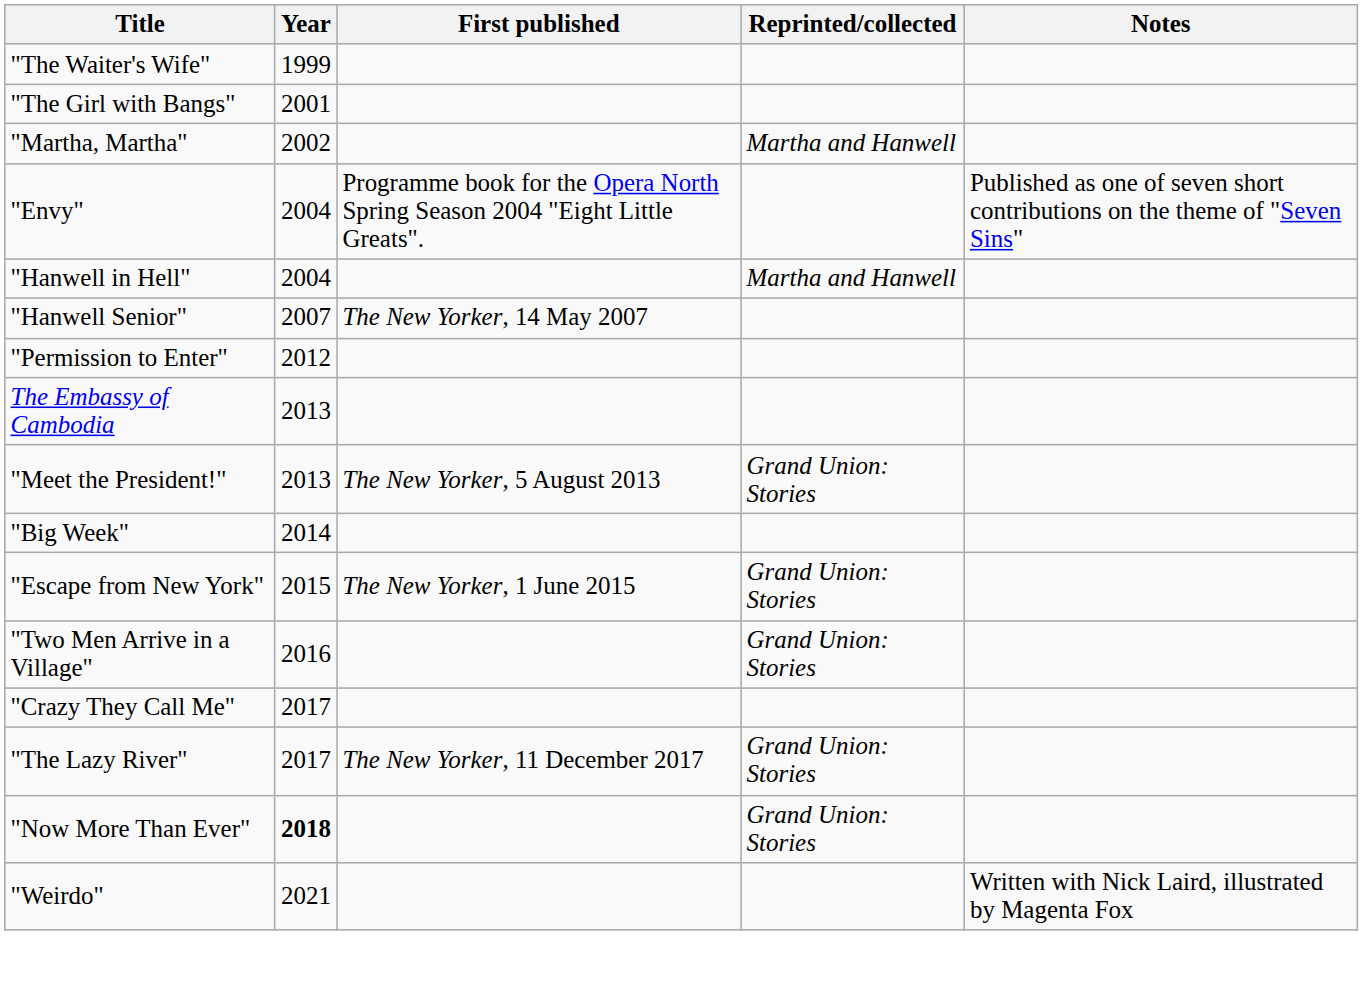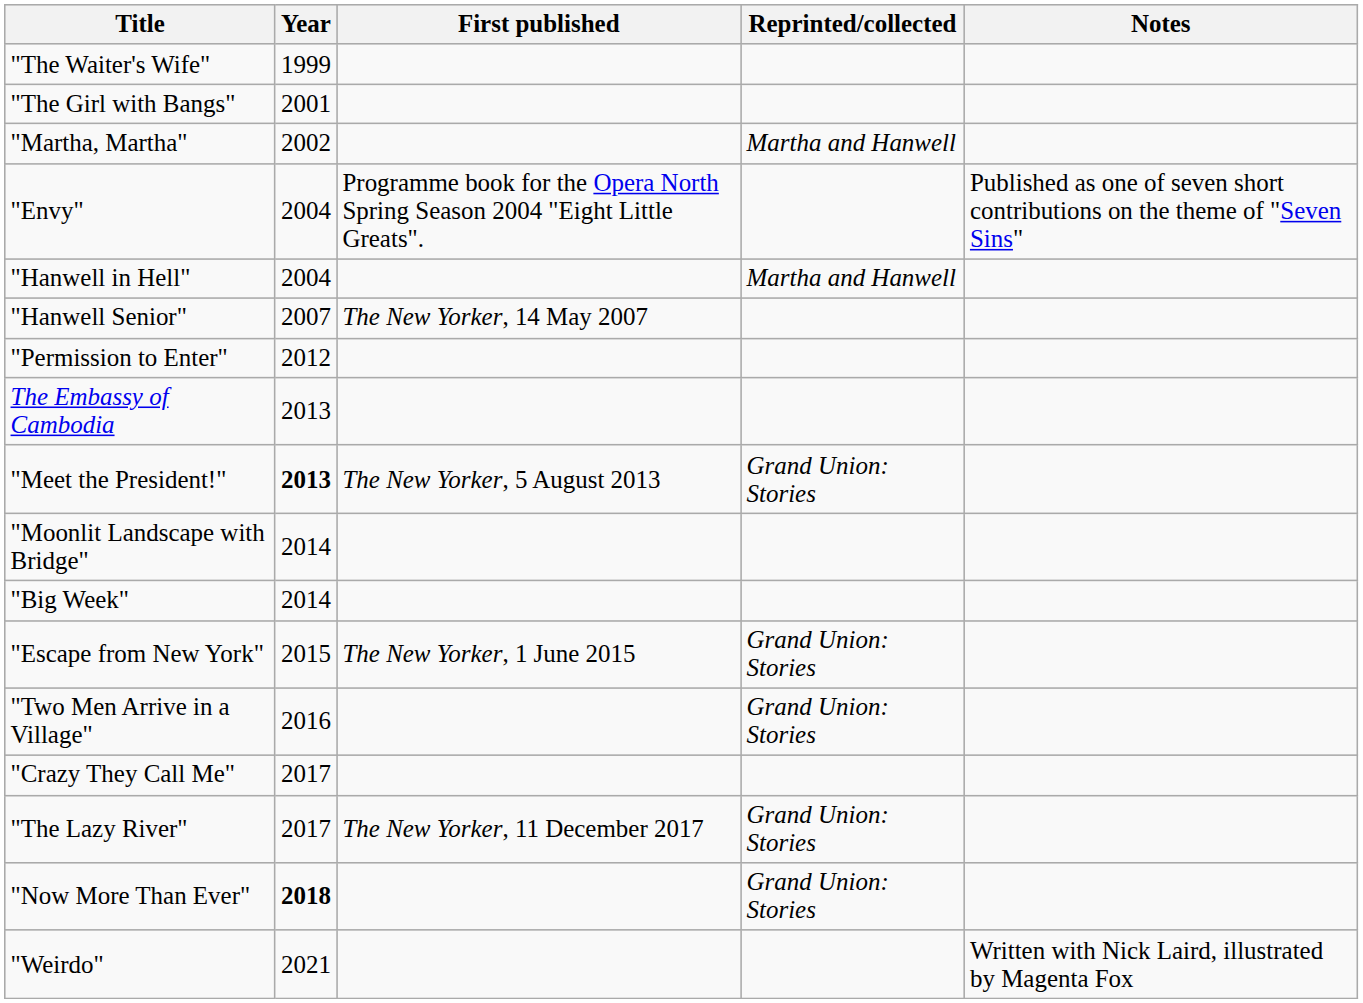(306, 478) normal -> (306, 478) bold
+ row: (138, 546)
